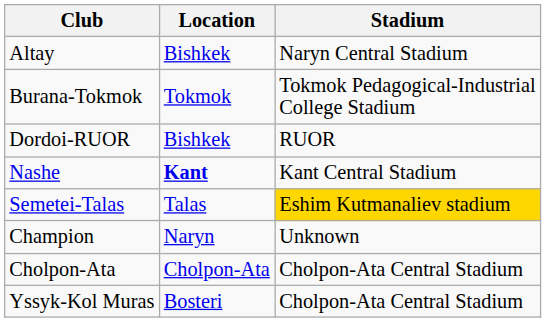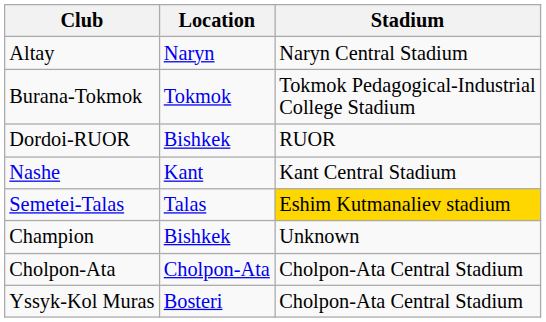(197, 52) Bishkek -> (189, 52) Naryn
(186, 172) bold -> (183, 172) normal
(189, 236) Naryn -> (197, 236) Bishkek
